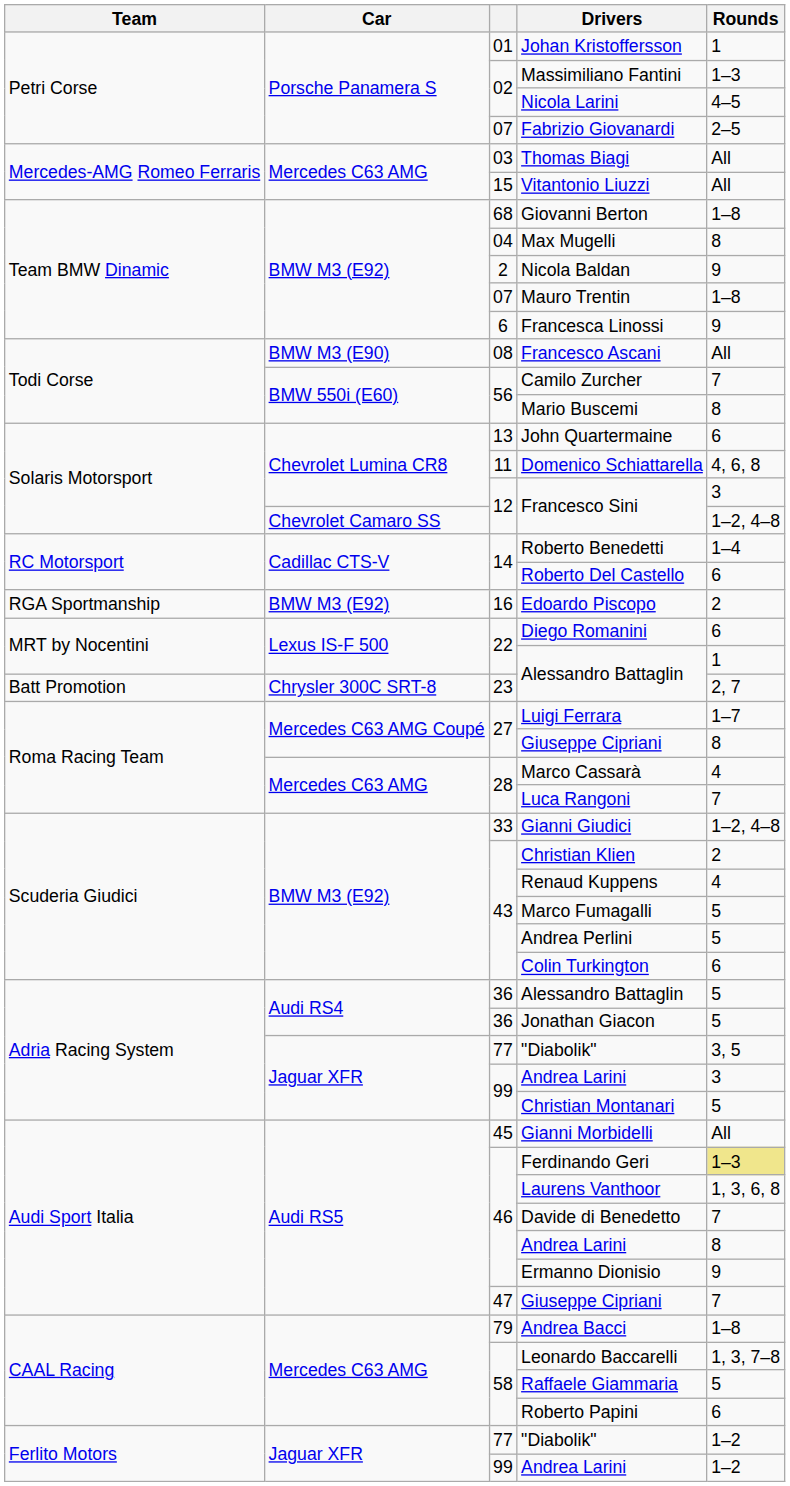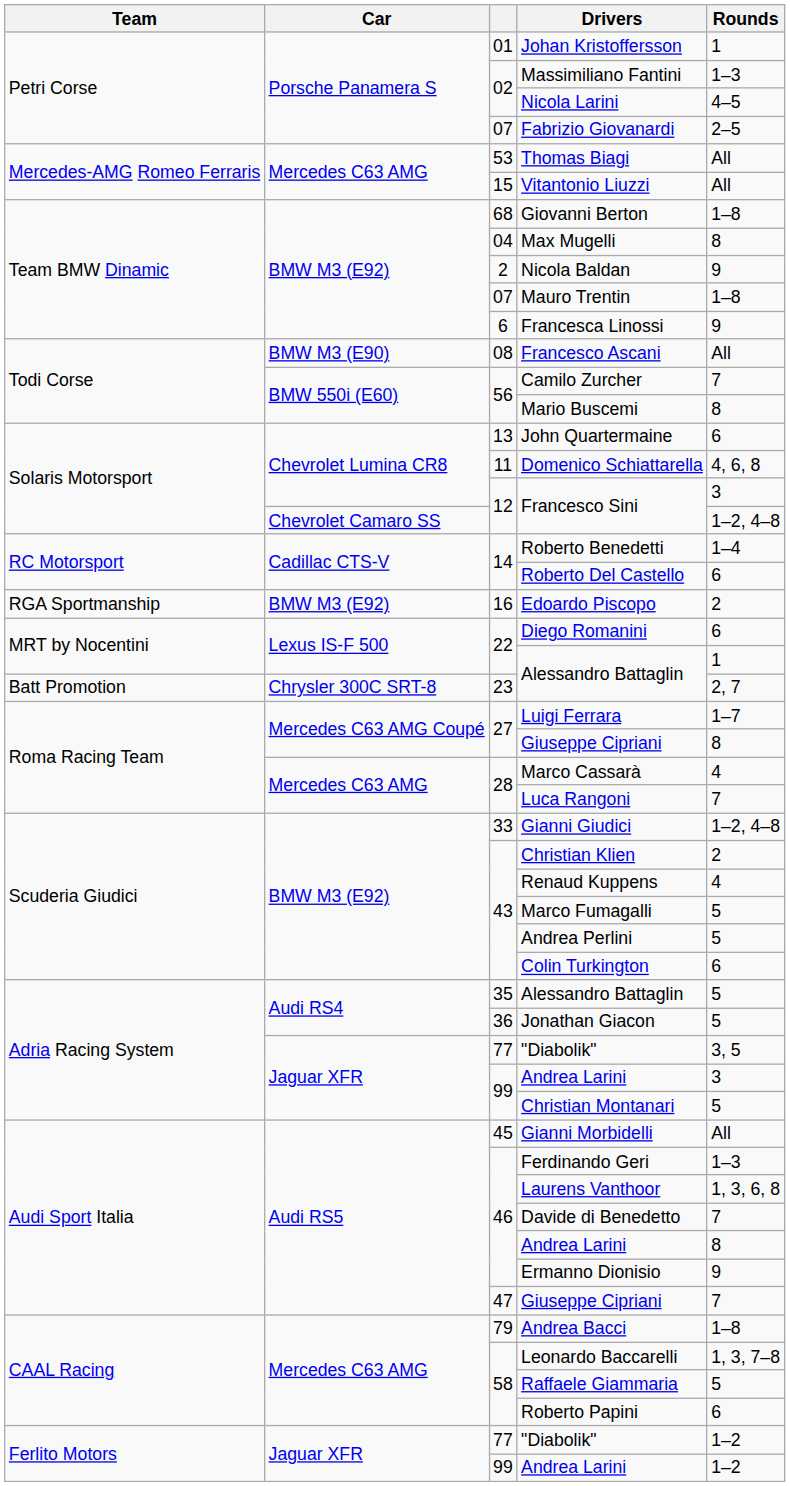(503, 158) 03 -> (503, 158) 53
(503, 994) 36 -> (503, 994) 35
(726, 1161) khaki background -> (726, 1161) no background
